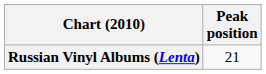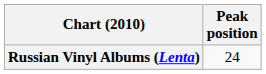(232, 57) 21 -> (232, 57) 24
